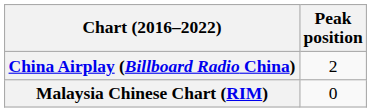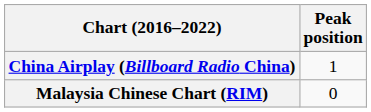(333, 65) 2 -> (333, 65) 1
